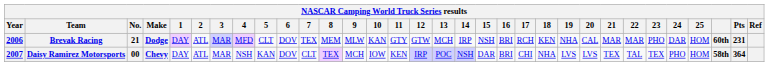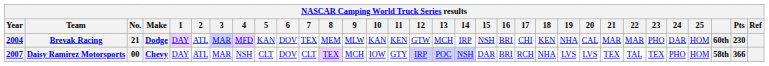(15, 40) 2006 -> (15, 40) 2004
(266, 40) CLT -> (266, 40) KAN
(399, 40) GTY -> (399, 40) KEN
(525, 40) RCH -> (525, 40) CHI
(739, 40) 231 -> (739, 40) 230
(266, 54) KAN -> (266, 54) CLT
(399, 54) KEN -> (399, 54) GTY
(525, 54) CHI -> (525, 54) RCH
(739, 54) 364 -> (739, 54) 366
